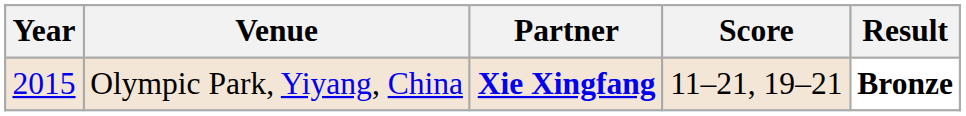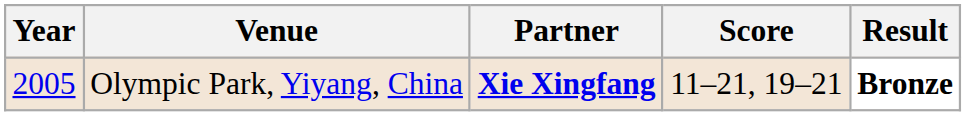(44, 82) 2015 -> (44, 82) 2005
